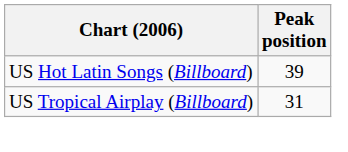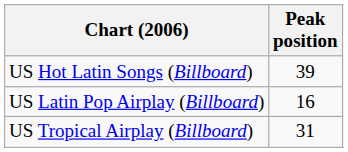+ row: (137, 101)
